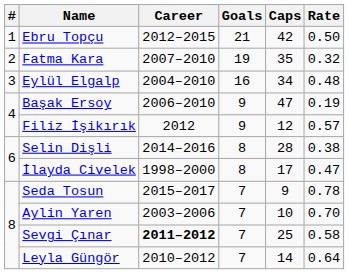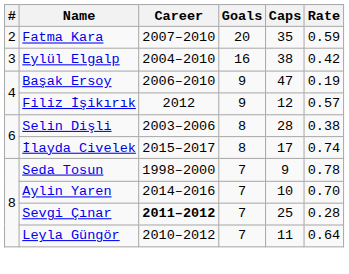- row: (63, 38)
(242, 60) 19 -> (242, 38) 20
(324, 60) 0.32 -> (324, 38) 0.59
(285, 82) 34 -> (285, 60) 38
(324, 82) 0.48 -> (324, 60) 0.42
(179, 148) 2014–2016 -> (179, 126) 2003–2006
(179, 170) 1998–2000 -> (179, 148) 2015–2017
(324, 170) 0.47 -> (324, 148) 0.74
(179, 192) 2015–2017 -> (179, 170) 1998–2000
(179, 214) 2003–2006 -> (179, 192) 2014–2016
(324, 236) 0.58 -> (324, 214) 0.28
(285, 258) 14 -> (285, 236) 11
